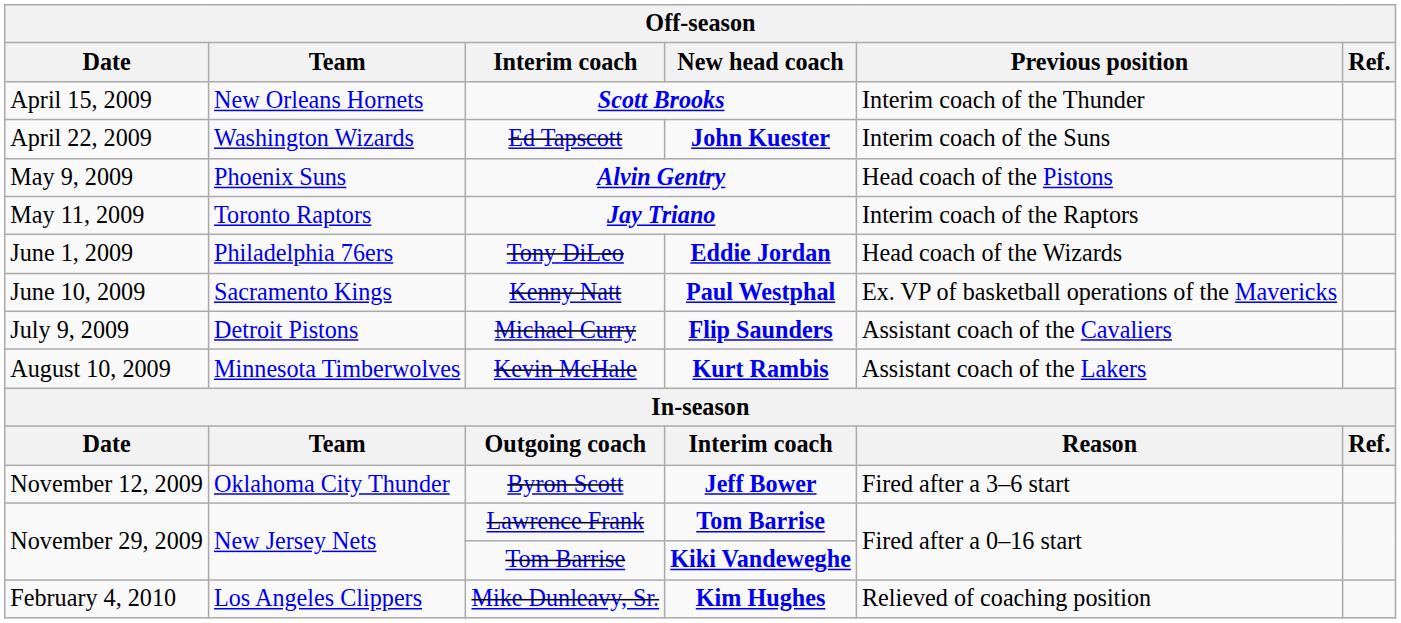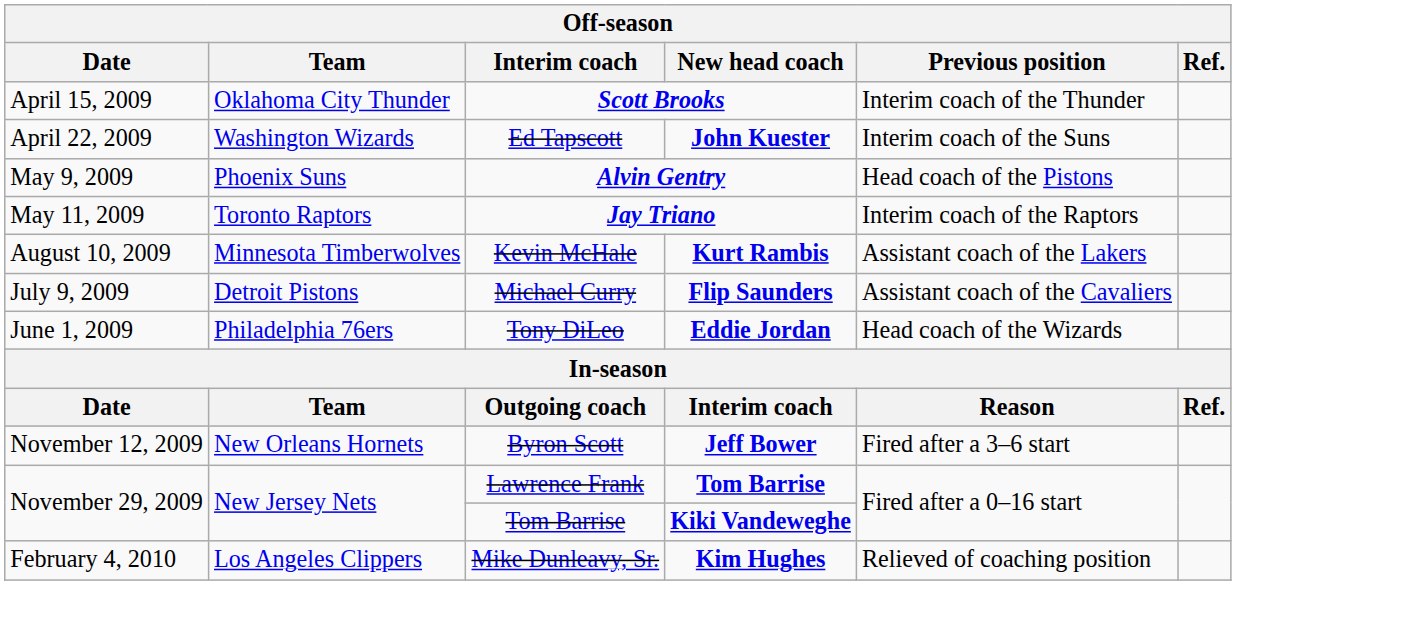(319, 100) New Orleans Hornets -> (332, 100) Oklahoma City Thunder
rows swapped: (565, 253) <-> (565, 368)
- row: (565, 291)
(332, 483) Oklahoma City Thunder -> (319, 445) New Orleans Hornets
